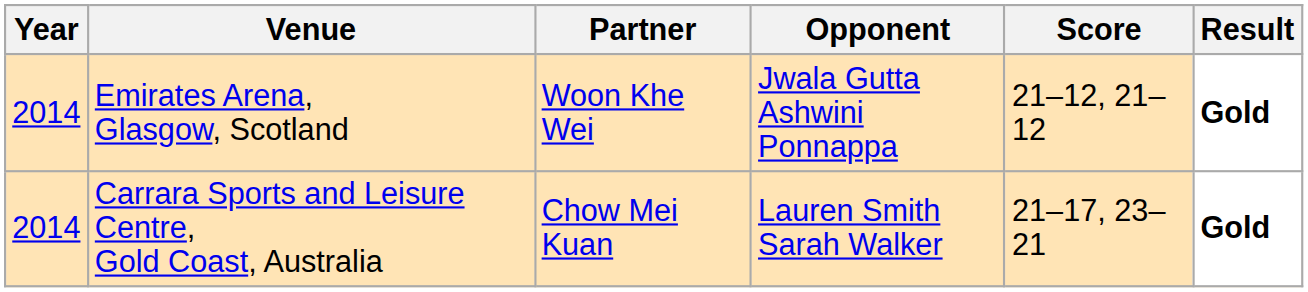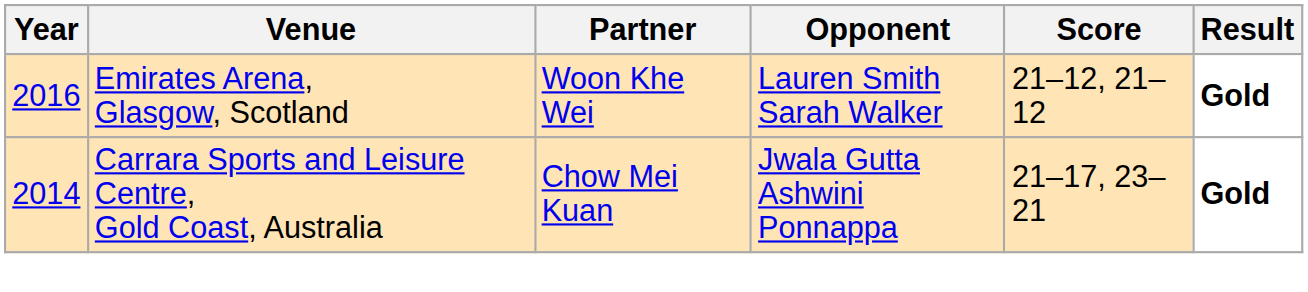(46, 112) 2014 -> (46, 95) 2016
(839, 112) Jwala Gutta Ashwini Ponnappa -> (850, 95) Lauren Smith Sarah Walker
(850, 229) Lauren Smith Sarah Walker -> (839, 195) Jwala Gutta Ashwini Ponnappa
